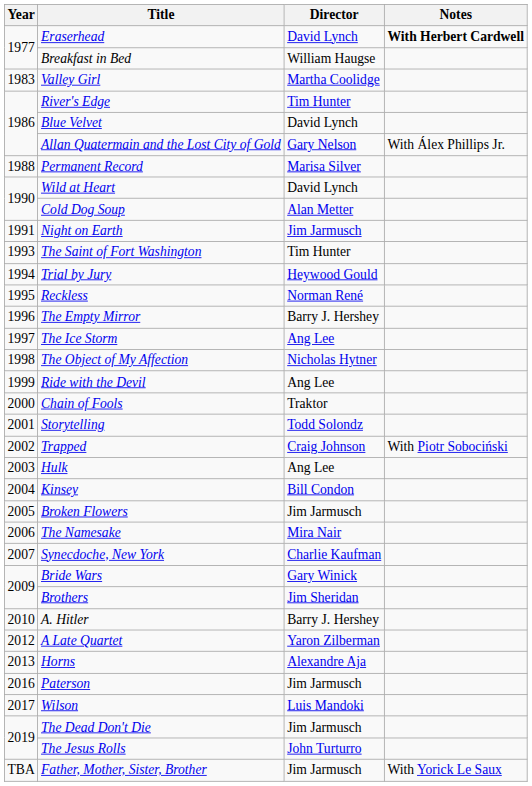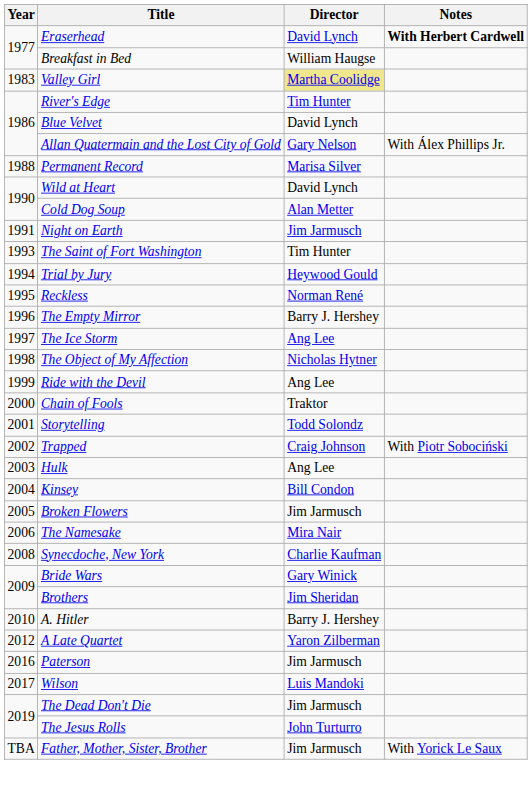(333, 79) no background -> (333, 79) khaki background
(21, 554) 2007 -> (21, 554) 2008
- row: (58, 662)
